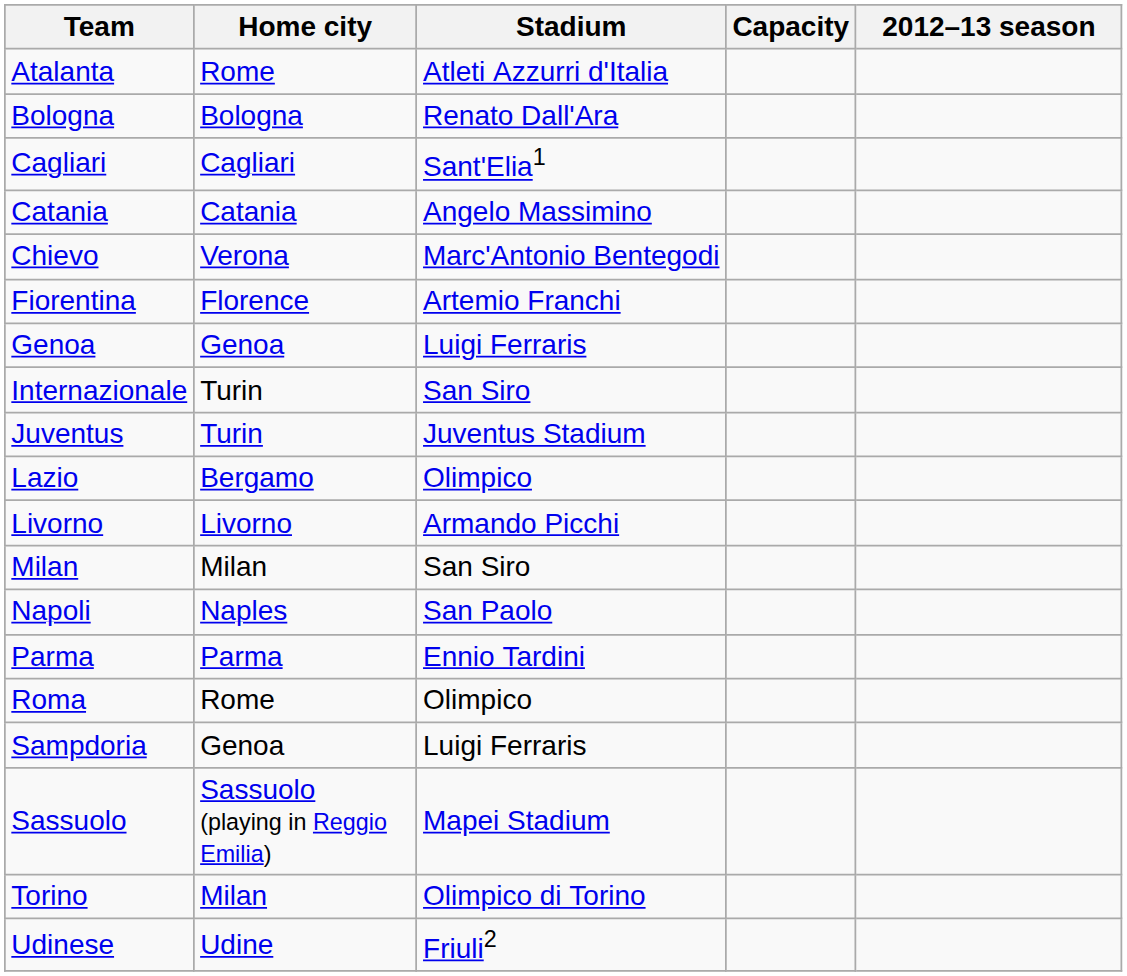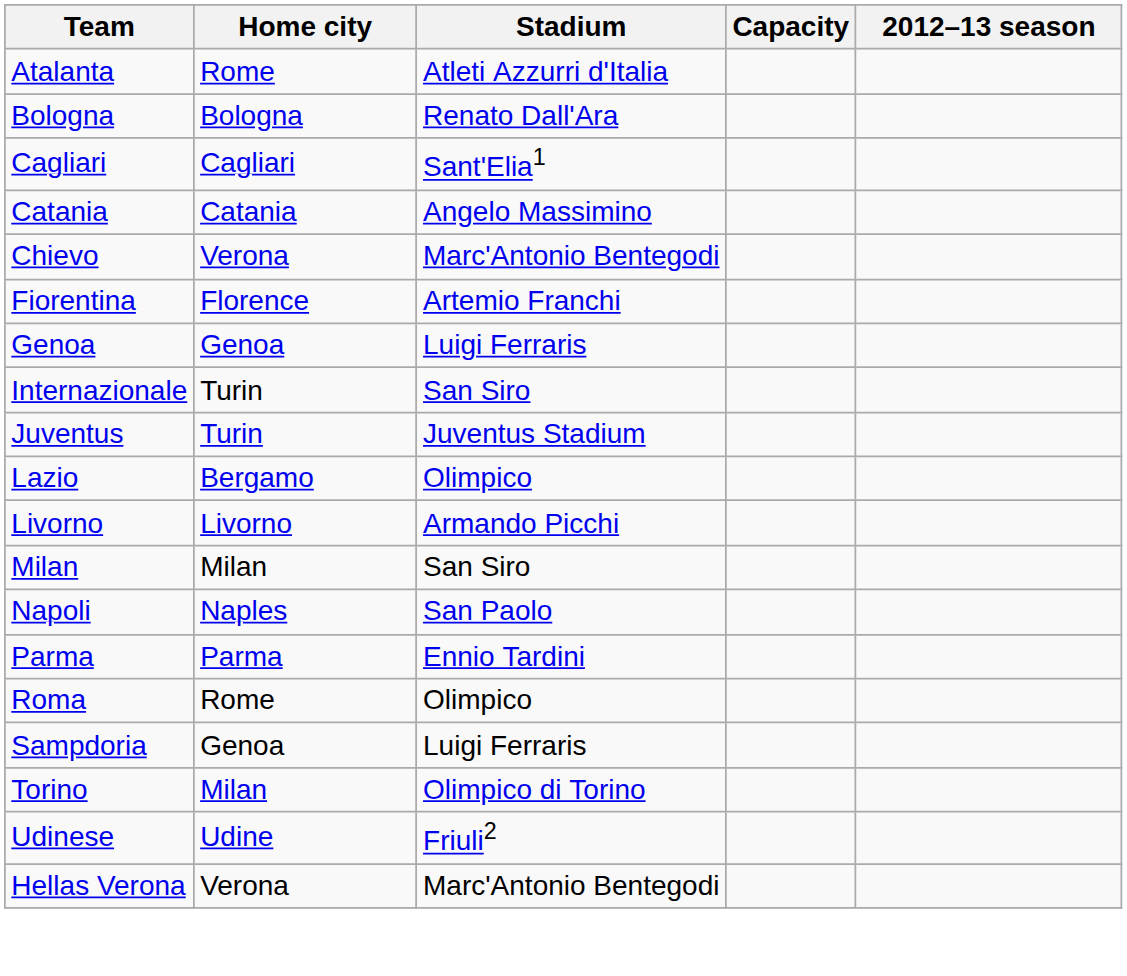- row: (69, 820)
+ row: (98, 885)
